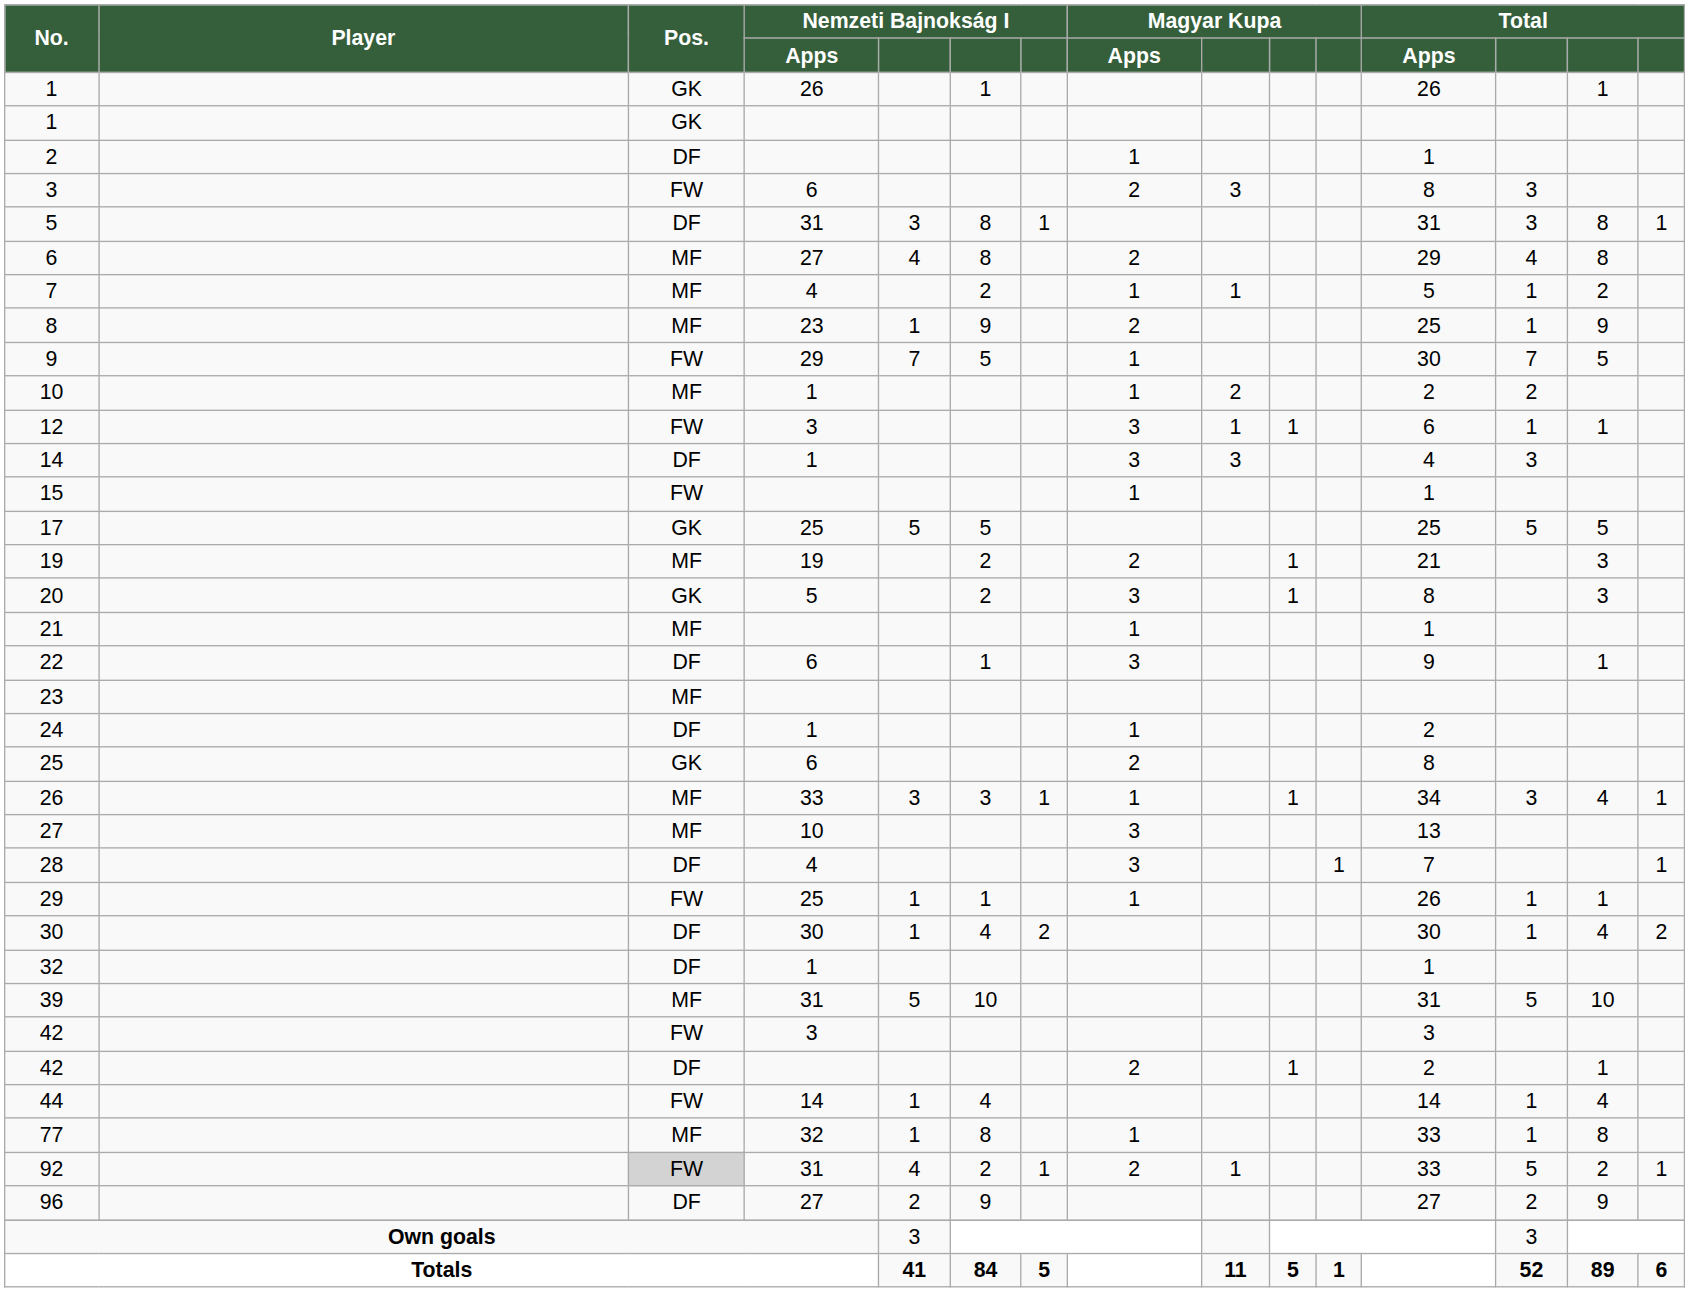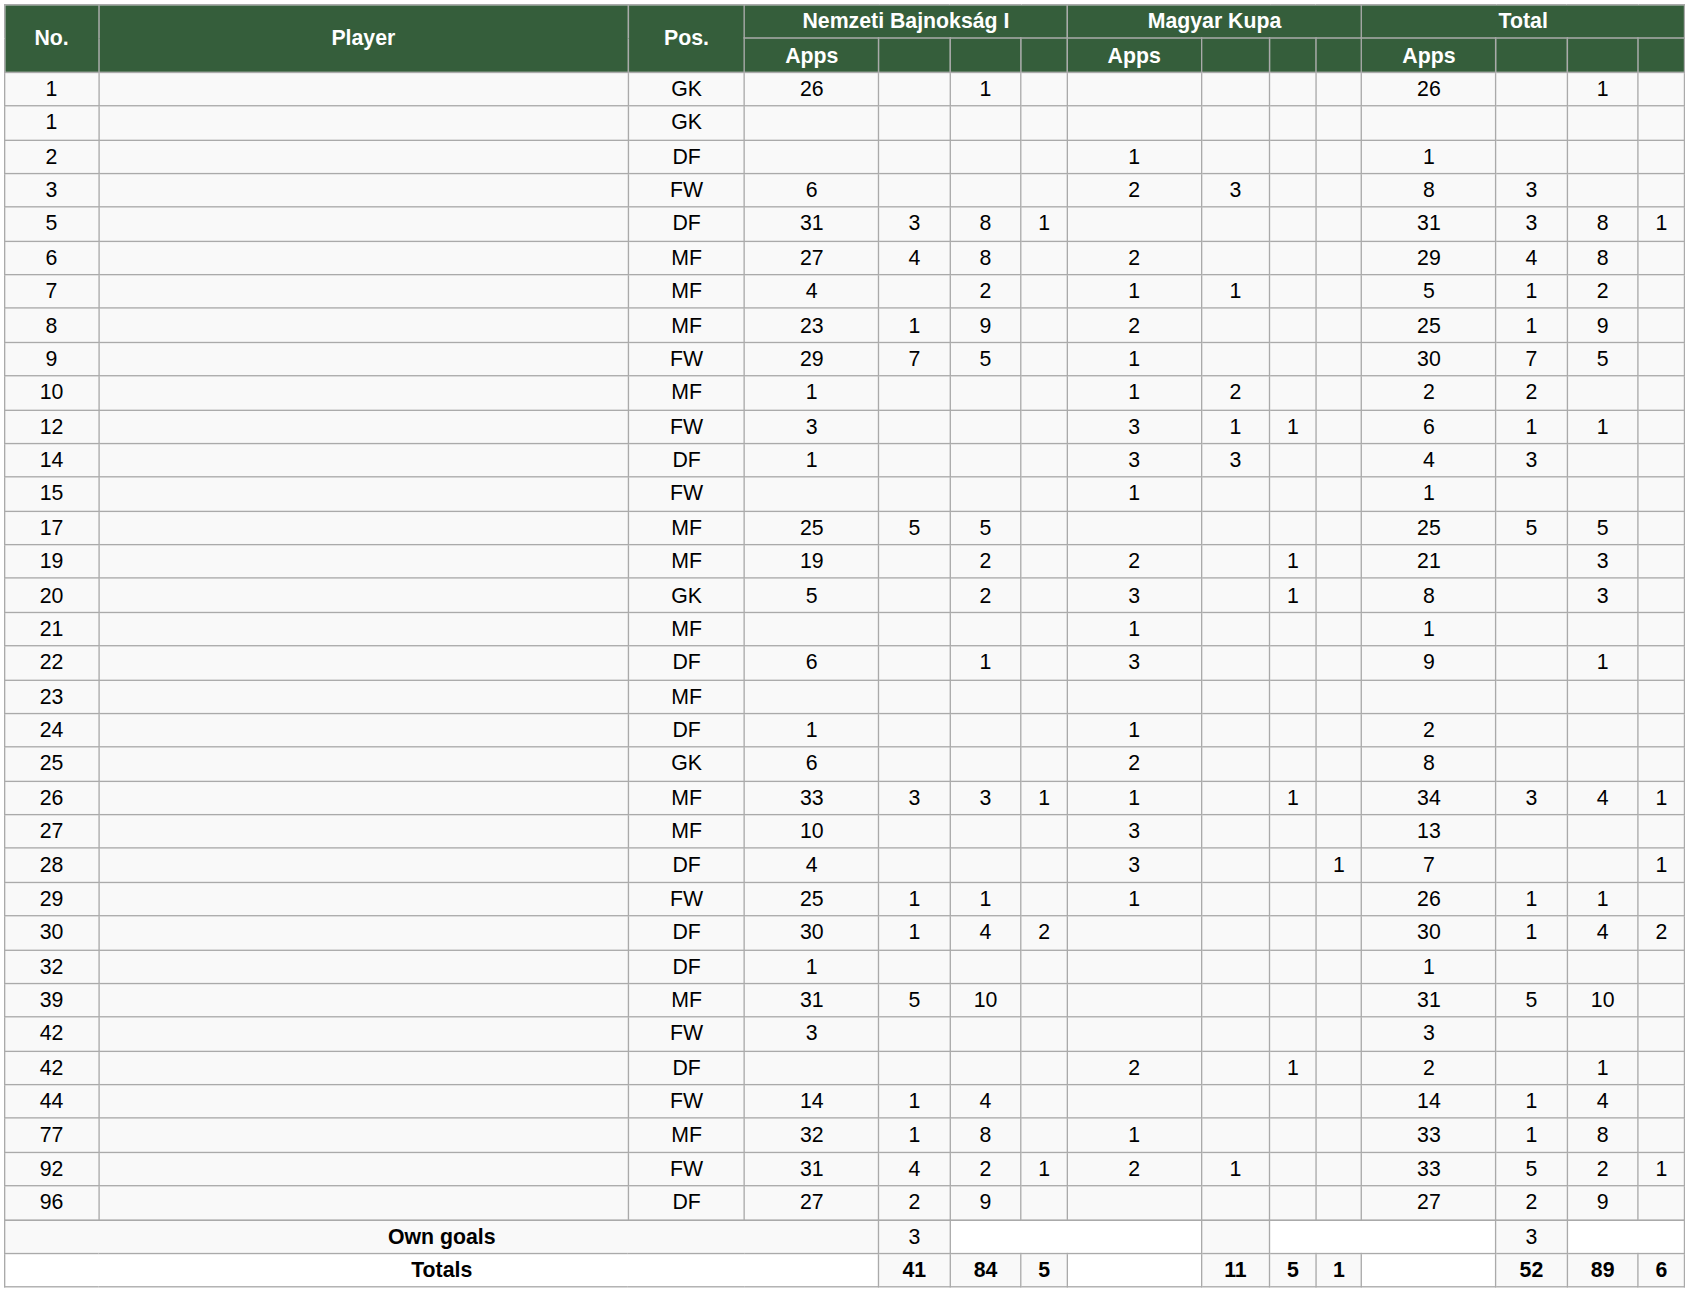(687, 527) GK -> (687, 527) MF
(687, 1168) lightgrey background -> (687, 1168) no background
